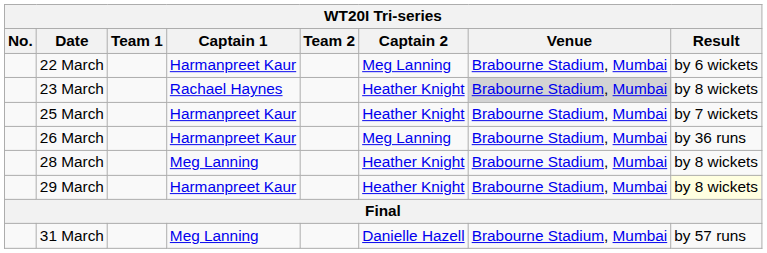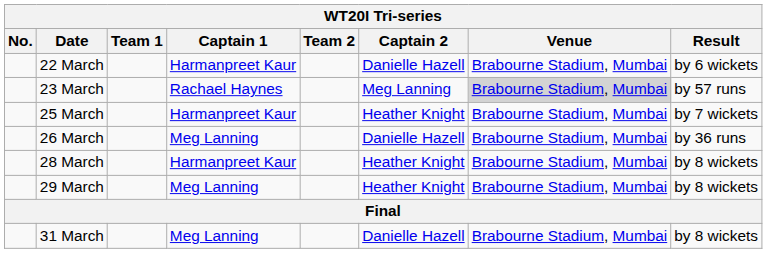(407, 65) Meg Lanning -> (413, 65) Danielle Hazell
(413, 89) Heather Knight -> (407, 89) Meg Lanning
(716, 89) by 8 wickets -> (710, 89) by 57 runs
(233, 138) Harmanpreet Kaur -> (214, 138) Meg Lanning
(407, 138) Meg Lanning -> (413, 138) Danielle Hazell
(214, 162) Meg Lanning -> (233, 162) Harmanpreet Kaur
(233, 187) Harmanpreet Kaur -> (214, 187) Meg Lanning
(716, 187) lightyellow background -> (716, 187) no background
(710, 235) by 57 runs -> (716, 235) by 8 wickets
